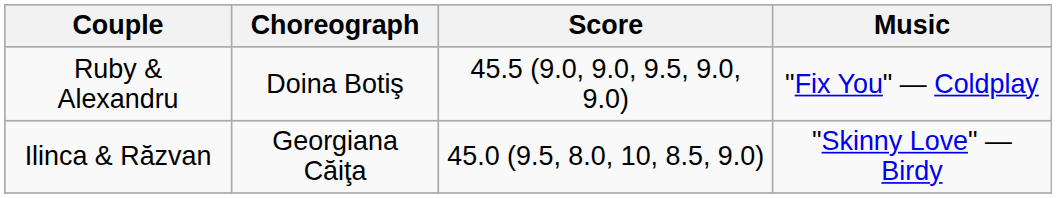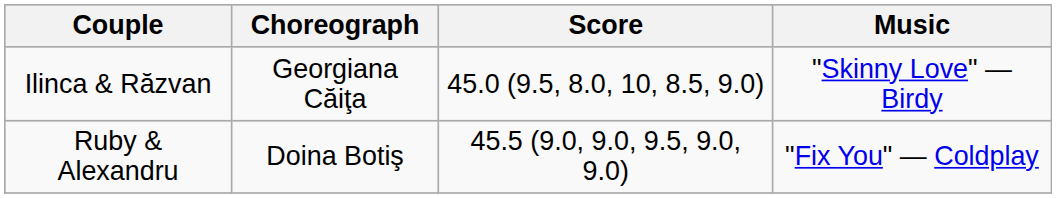rows swapped: (118, 156) <-> (118, 83)
